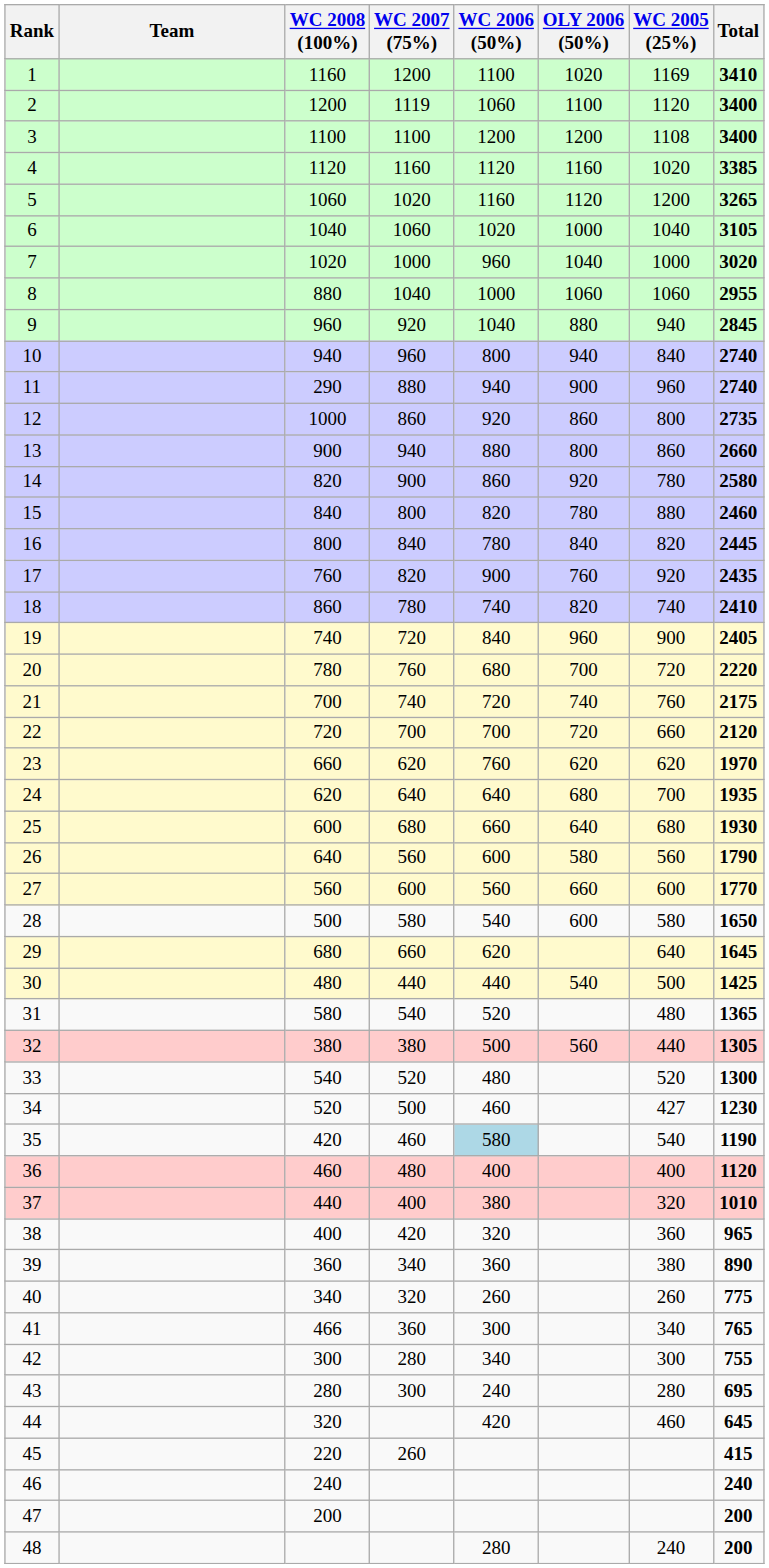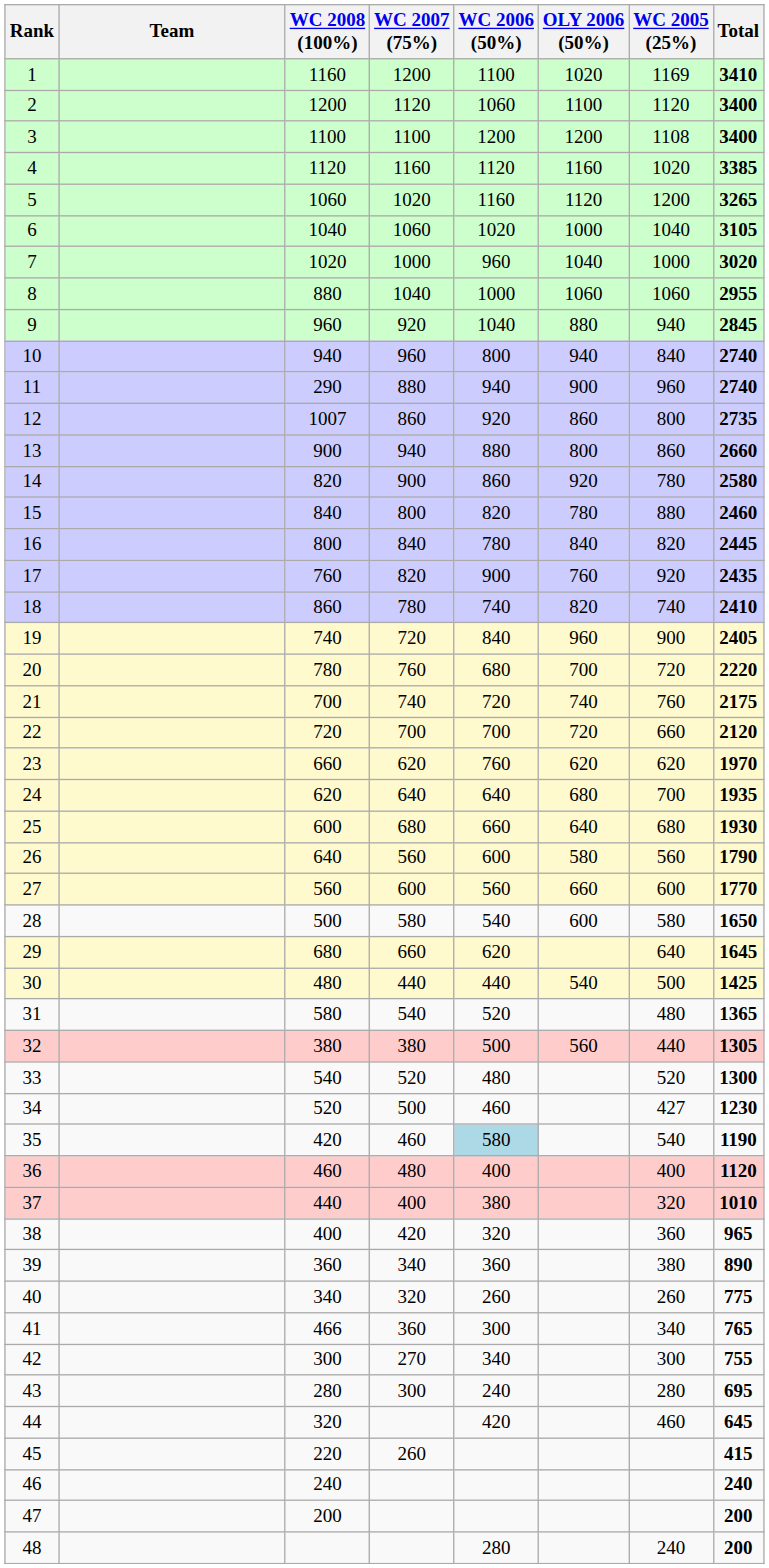(412, 105) 1119 -> (412, 105) 1120
(327, 419) 1000 -> (327, 419) 1007
(412, 1359) 280 -> (412, 1359) 270
